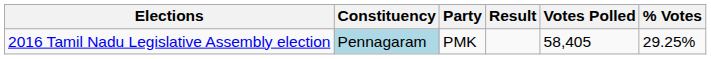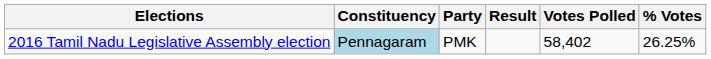(567, 41) 58,405 -> (567, 41) 58,402
(669, 41) 29.25% -> (669, 41) 26.25%
